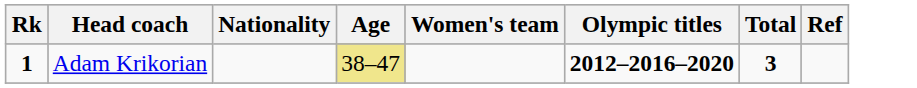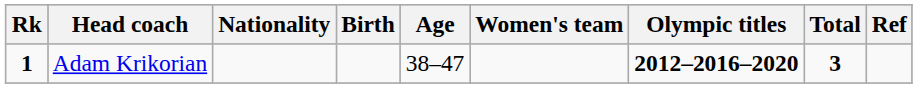+ column: (368, 24)
(371, 62) khaki background -> (435, 62) no background
